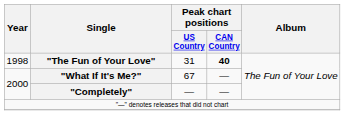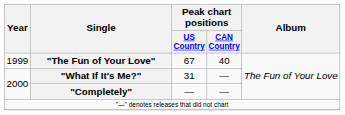(17, 60) 1998 -> (17, 60) 1999
(189, 60) 31 -> (189, 60) 67
(224, 60) bold -> (224, 60) normal
(189, 76) 67 -> (189, 76) 31
